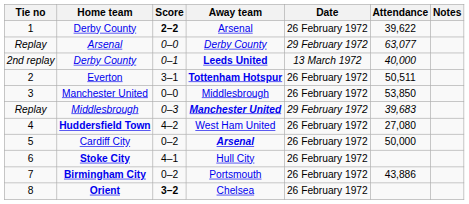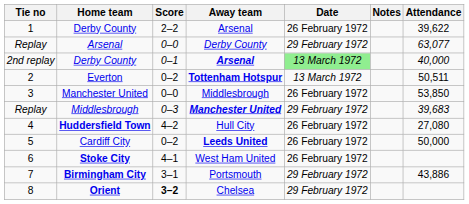columns swapped: (400, 12) <-> (447, 12)
(170, 28) bold -> (170, 28) normal
(235, 61) Leeds United -> (235, 61) Arsenal
(327, 61) no background -> (327, 61) lightgreen background
(170, 77) 3–1 -> (170, 77) 0–2
(327, 77) 26 February 1972 -> (327, 77) 13 March 1972
(235, 126) West Ham United -> (235, 126) Hull City
(235, 142) Arsenal -> (235, 142) Leeds United
(235, 158) Hull City -> (235, 158) West Ham United
(170, 175) 0–2 -> (170, 175) 3–1
(327, 175) 26 February 1972 -> (327, 175) 29 February 1972
(327, 191) 26 February 1972 -> (327, 191) 29 February 1972
